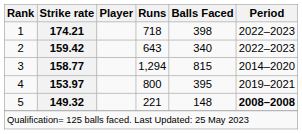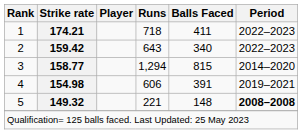(203, 31) 398 -> (203, 31) 411
(67, 84) 153.97 -> (67, 84) 154.98
(152, 84) 800 -> (152, 84) 606
(203, 84) 395 -> (203, 84) 391
